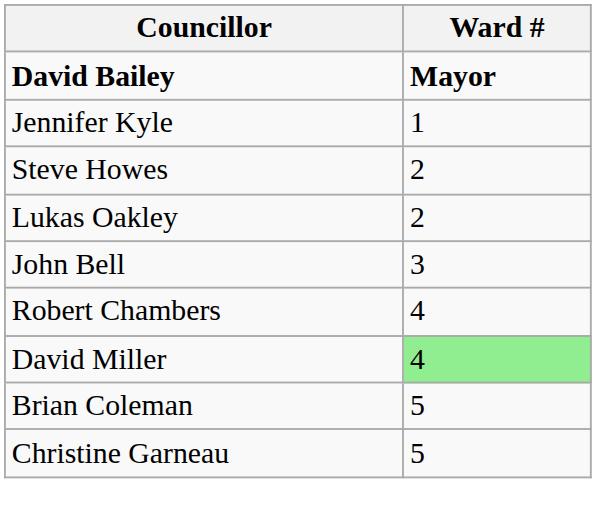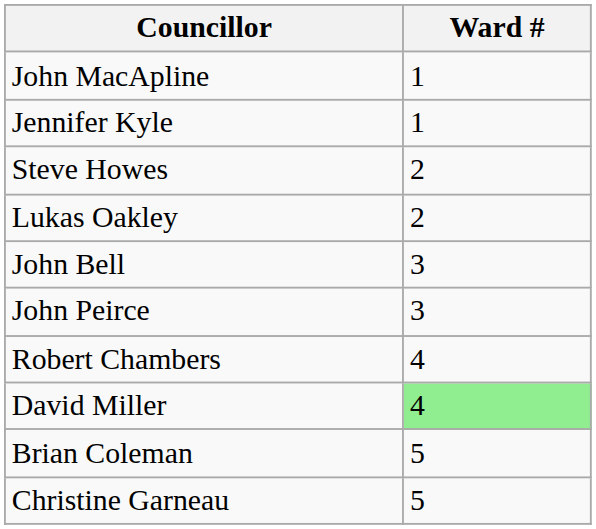- row: (93, 75)
+ row: (111, 75)
+ row: (81, 311)
